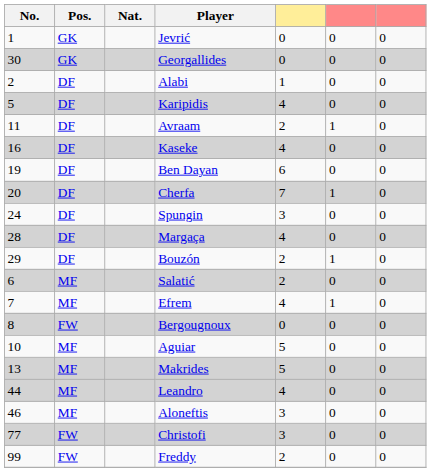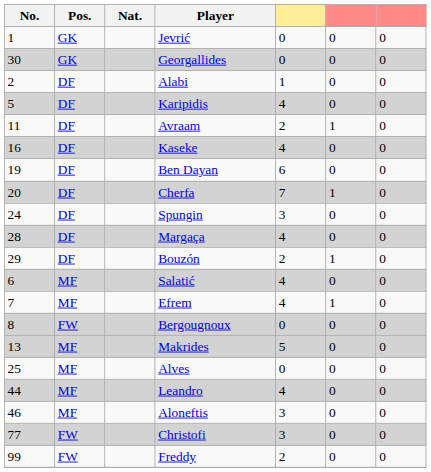(282, 280) 2 -> (282, 280) 4
- row: (177, 346)
+ row: (174, 368)
